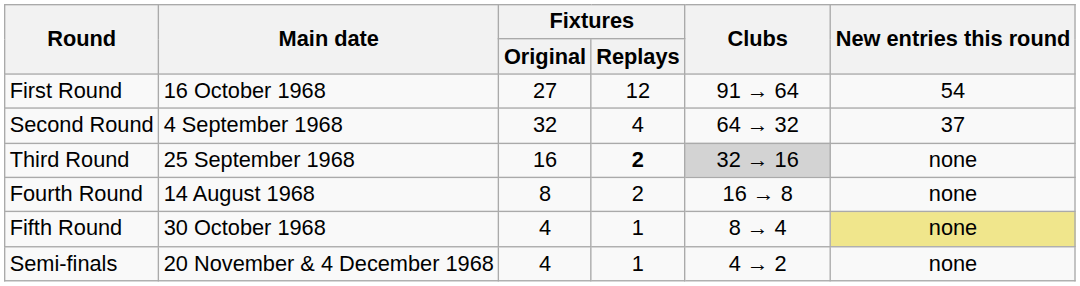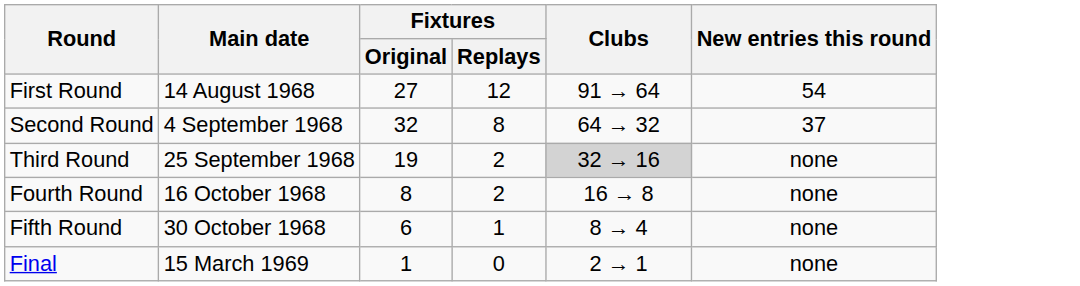(245, 90) 16 October 1968 -> (239, 90) 14 August 1968
(638, 125) 4 -> (499, 125) 8
(545, 159) 16 -> (406, 159) 19
(638, 159) bold -> (499, 159) normal
(239, 194) 14 August 1968 -> (245, 194) 16 October 1968
(545, 228) 4 -> (406, 228) 6
(953, 228) khaki background -> (814, 228) no background
- row: (64, 263)
+ row: (33, 263)
